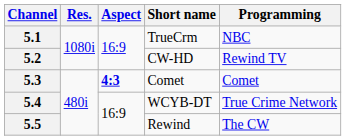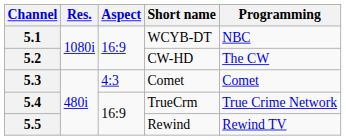(172, 37) TrueCrm -> (180, 37) WCYB-DT
(254, 59) Rewind TV -> (246, 59) The CW
(111, 80) bold -> (110, 80) normal
(180, 102) WCYB-DT -> (172, 102) TrueCrm
(246, 124) The CW -> (254, 124) Rewind TV
